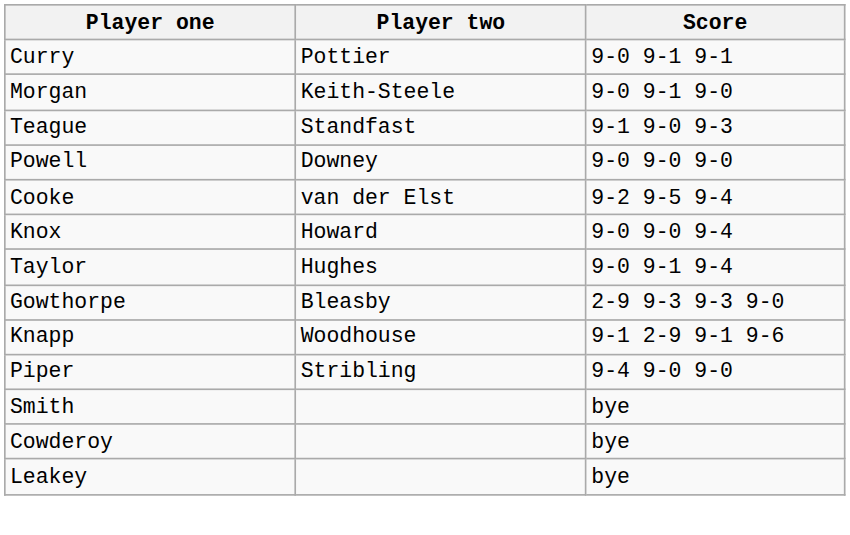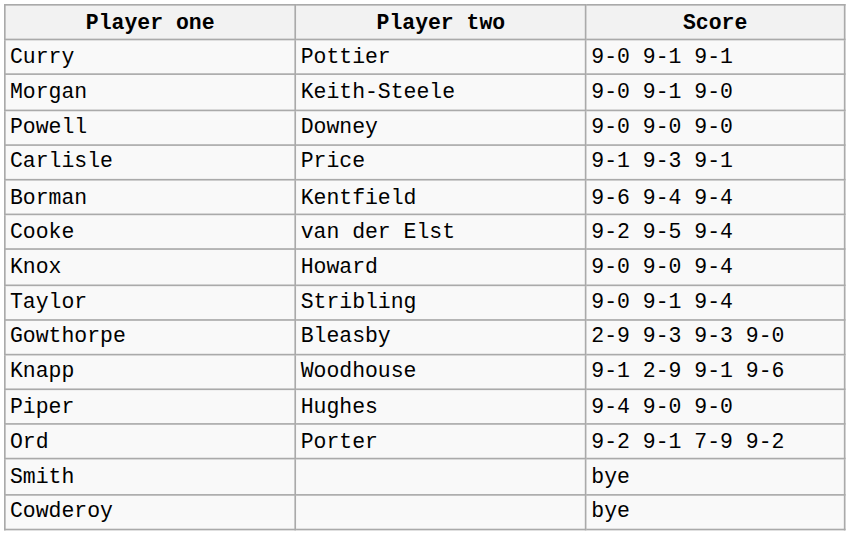- row: (49, 127)
+ row: (61, 162)
+ row: (49, 197)
(339, 267) Hughes -> (359, 302) Stribling
(359, 372) Stribling -> (339, 407) Hughes
+ row: (29, 442)
- row: (49, 477)
